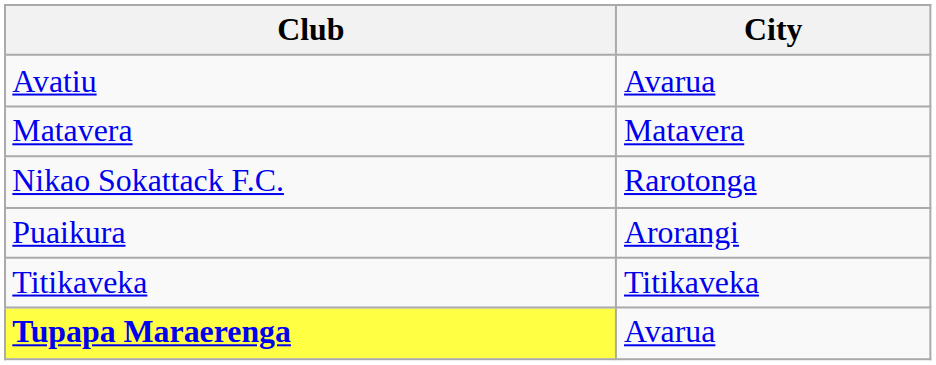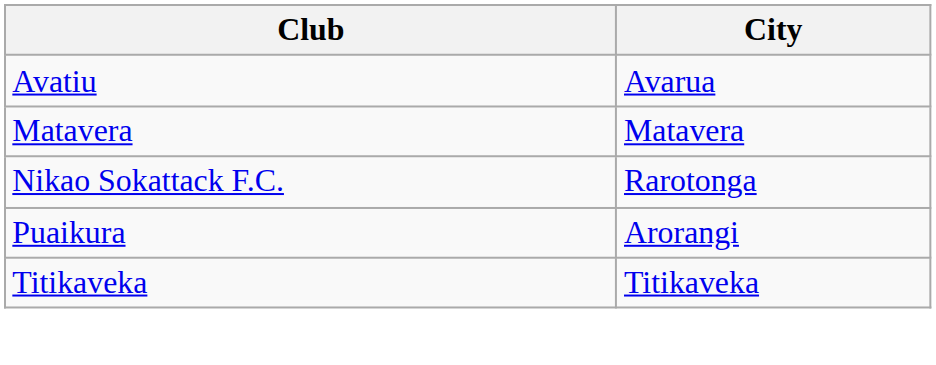- row: (152, 332)
